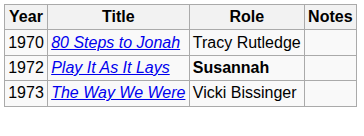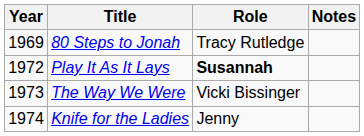(26, 42) 1970 -> (26, 42) 1969
+ row: (120, 118)
